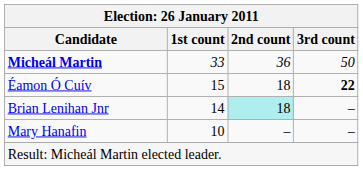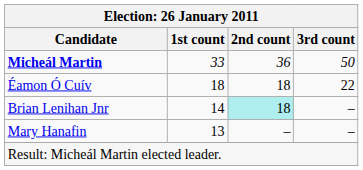(218, 85) 15 -> (218, 85) 18
(348, 85) bold -> (348, 85) normal
(218, 131) 10 -> (218, 131) 13
